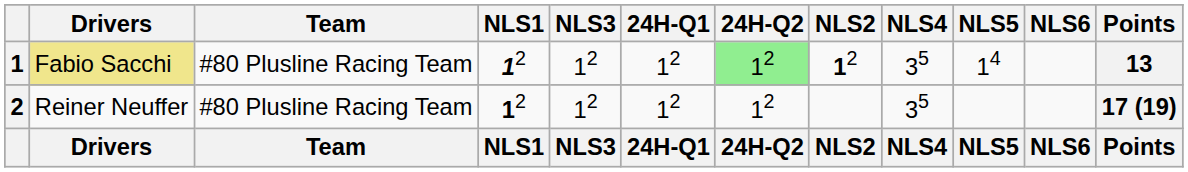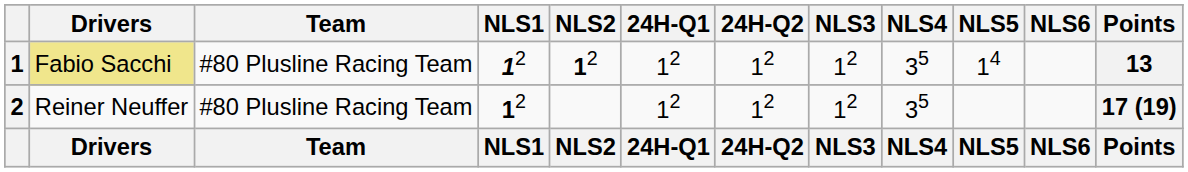columns swapped: (845, 23) <-> (586, 23)
(762, 63) lightgreen background -> (762, 63) no background
